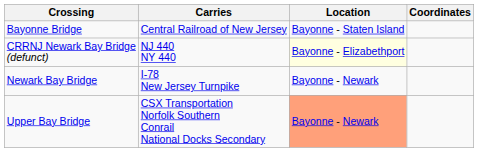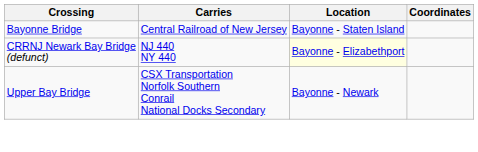- row: (52, 80)
(335, 121) lightsalmon background -> (335, 92) no background
